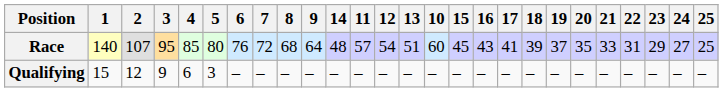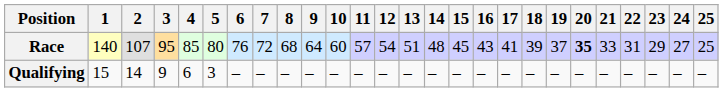columns swapped: (436, 18) <-> (338, 18)
(583, 46) normal -> (583, 46) bold
(134, 73) 12 -> (134, 73) 14
